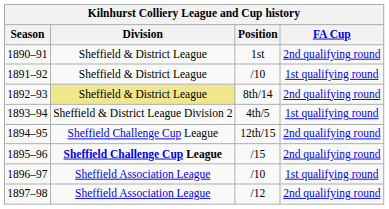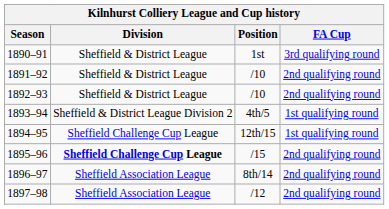(332, 54) 2nd qualifying round -> (332, 54) 3rd qualifying round
(332, 74) 1st qualifying round -> (332, 74) 2nd qualifying round
(143, 94) khaki background -> (143, 94) no background
(258, 94) 8th/14 -> (258, 94) /10
(332, 134) 2nd qualifying round -> (332, 134) 1st qualifying round
(258, 174) /10 -> (258, 174) 8th/14
(332, 174) 1st qualifying round -> (332, 174) 2nd qualifying round
